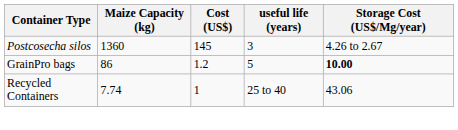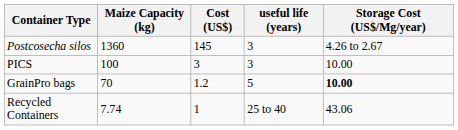+ row: (20, 64)
(107, 64) 86 -> (107, 83) 70
